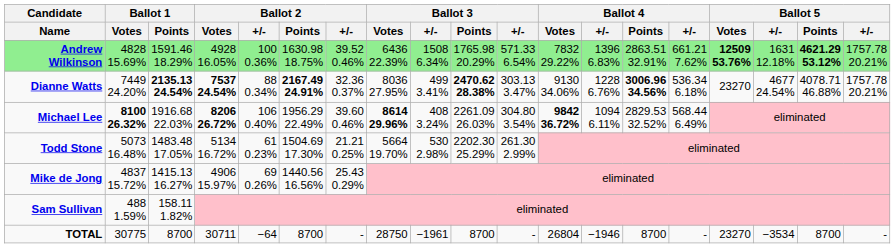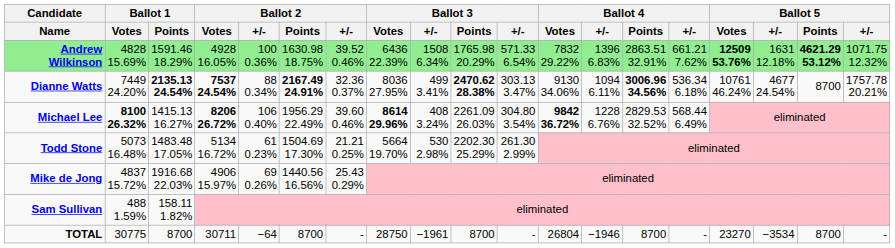(867, 55) 1757.78 20.21% -> (867, 55) 1071.75 12.32%
(604, 86) 1228 6.76% -> (604, 86) 1094 6.11%
(735, 86) 23270 -> (731, 86) 10761 46.24%
(820, 86) 4078.71 46.88% -> (828, 86) 8700
(172, 117) 1916.68 22.03% -> (172, 117) 1415.13 16.27%
(604, 117) 1094 6.11% -> (604, 117) 1228 6.76%
(172, 179) 1415.13 16.27% -> (172, 179) 1916.68 22.03%
